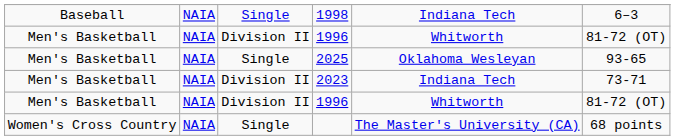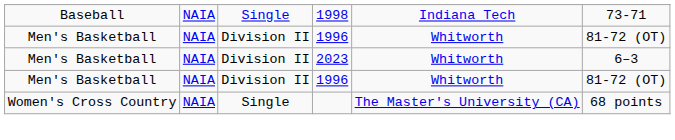(626, 15) 6–3 -> (626, 15) 73-71
- row: (92, 59)
(467, 81) Indiana Tech -> (467, 59) Whitworth
(626, 81) 73-71 -> (626, 59) 6–3
